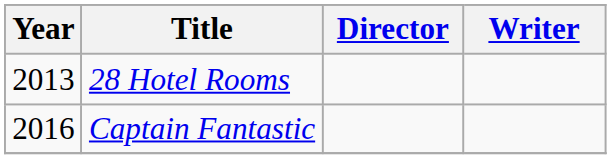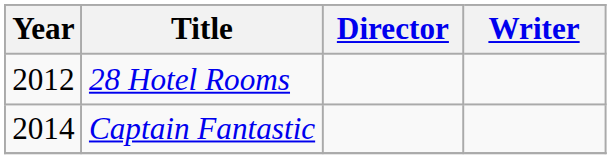(43, 78) 2013 -> (43, 78) 2012
(43, 128) 2016 -> (43, 128) 2014
